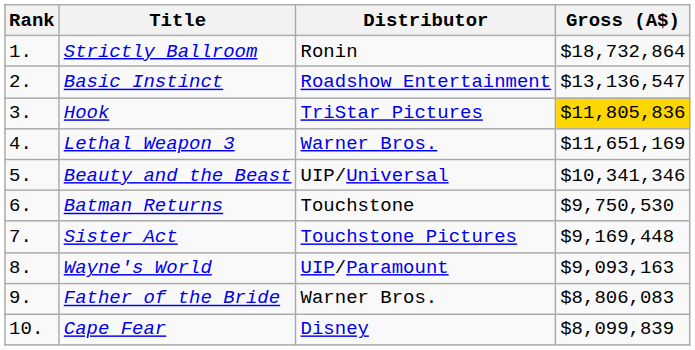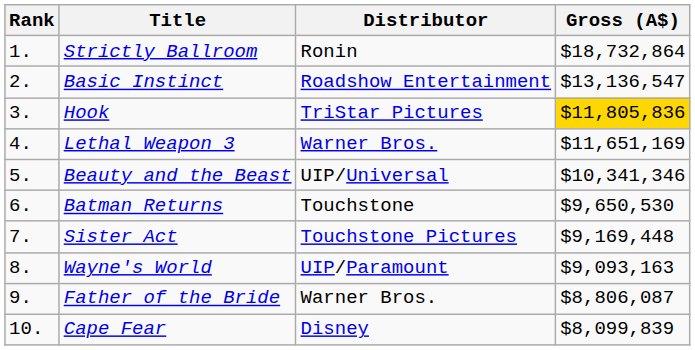(617, 206) $9,750,530 -> (617, 206) $9,650,530
(617, 299) $8,806,083 -> (617, 299) $8,806,087
